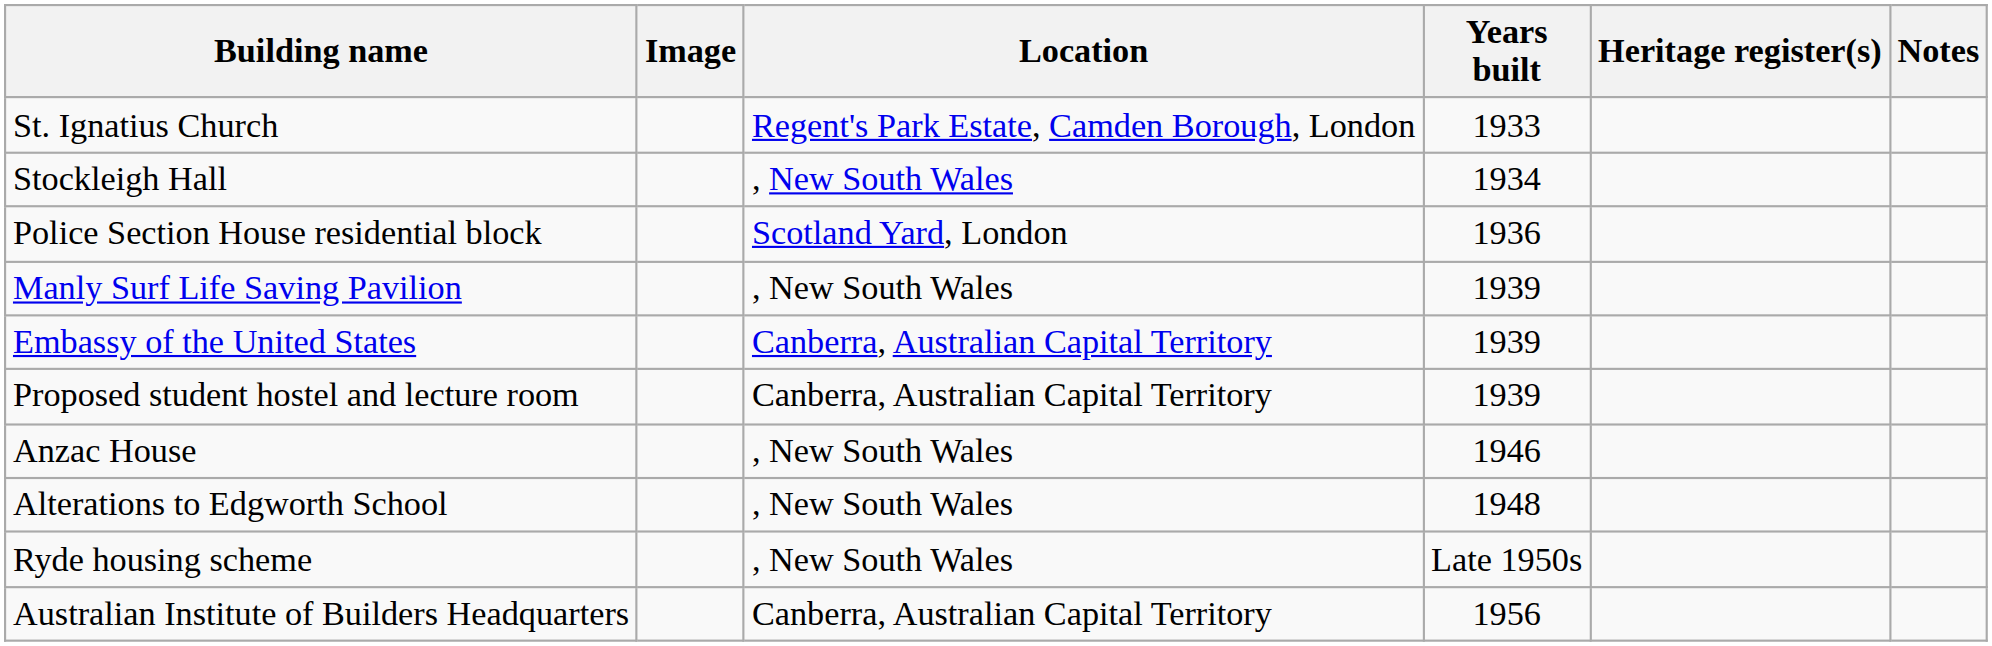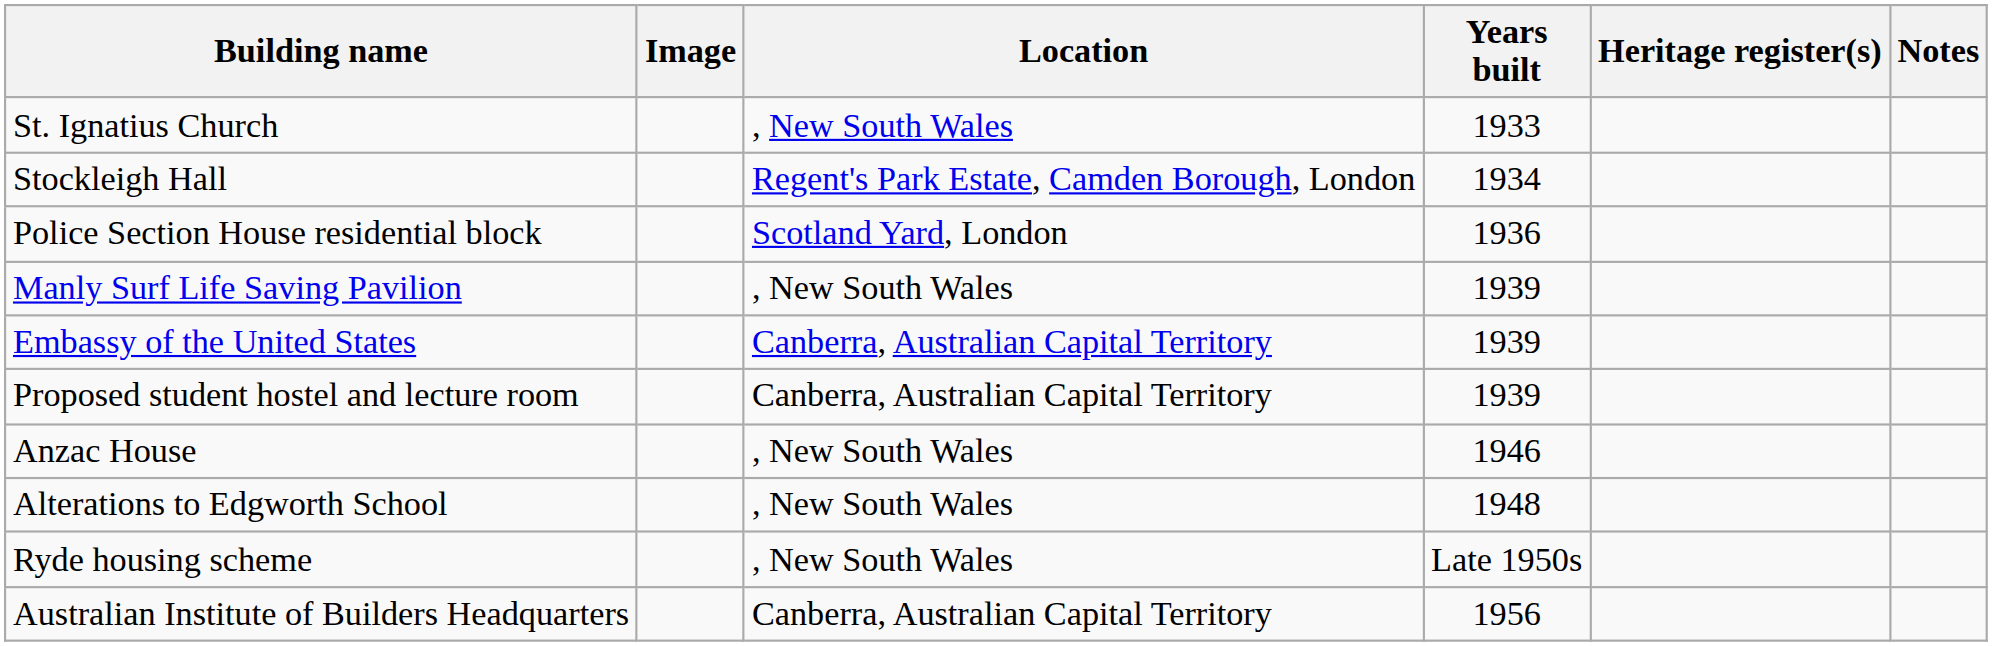(1084, 124) Regent's Park Estate, Camden Borough, London -> (882, 124) , New South Wales
(882, 178) , New South Wales -> (1084, 178) Regent's Park Estate, Camden Borough, London
